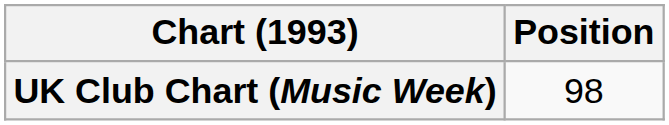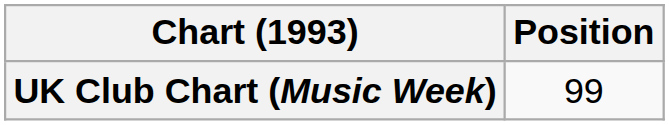(584, 89) 98 -> (584, 89) 99
